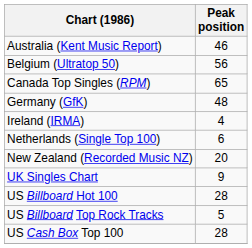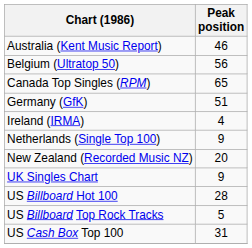(221, 102) 48 -> (221, 102) 51
(221, 139) 6 -> (221, 139) 9
(221, 233) 28 -> (221, 233) 31
